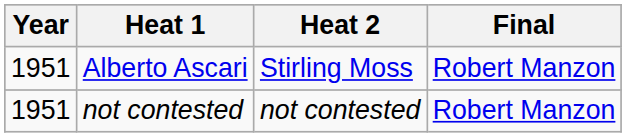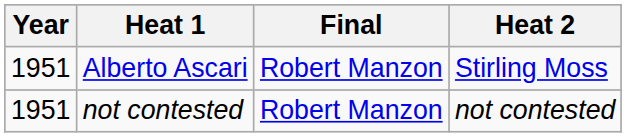columns swapped: (340, 25) <-> (524, 25)
